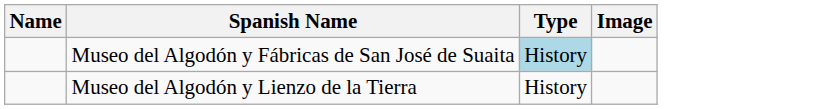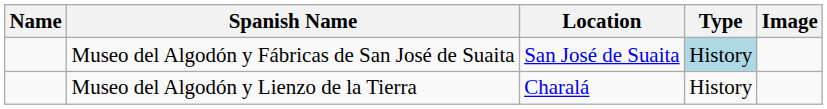+ column: (602, 21)
